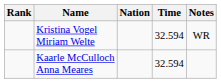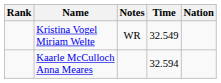columns swapped: (135, 12) <-> (201, 12)
(169, 35) 32.594 -> (164, 35) 32.549
